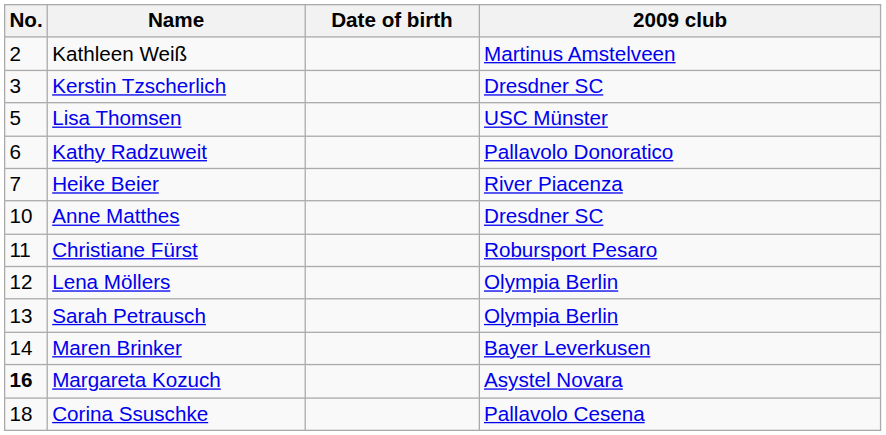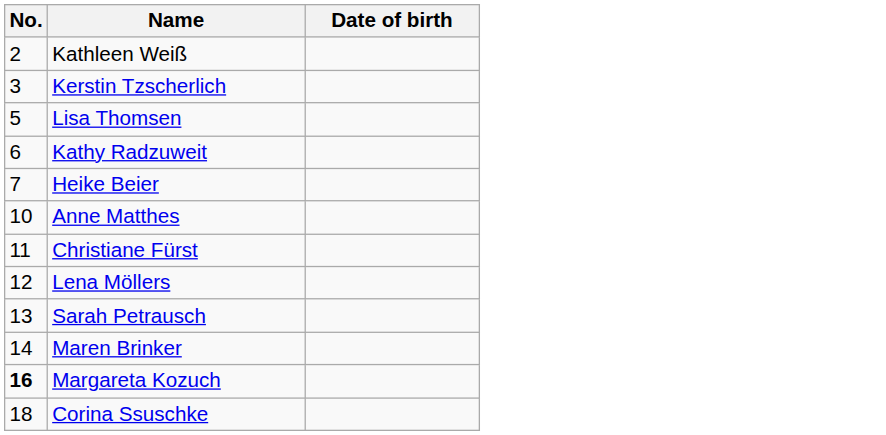- column: (680, 20)
